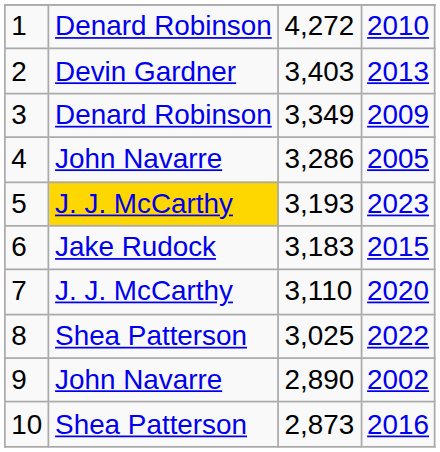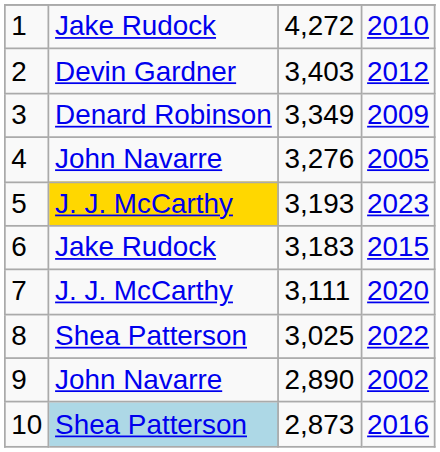(163, 26) Denard Robinson -> (136, 26) Jake Rudock
(398, 70) 2013 -> (398, 70) 2012
(319, 159) 3,286 -> (319, 159) 3,276
(318, 291) 3,110 -> (317, 291) 3,111
(151, 423) no background -> (151, 423) lightblue background
